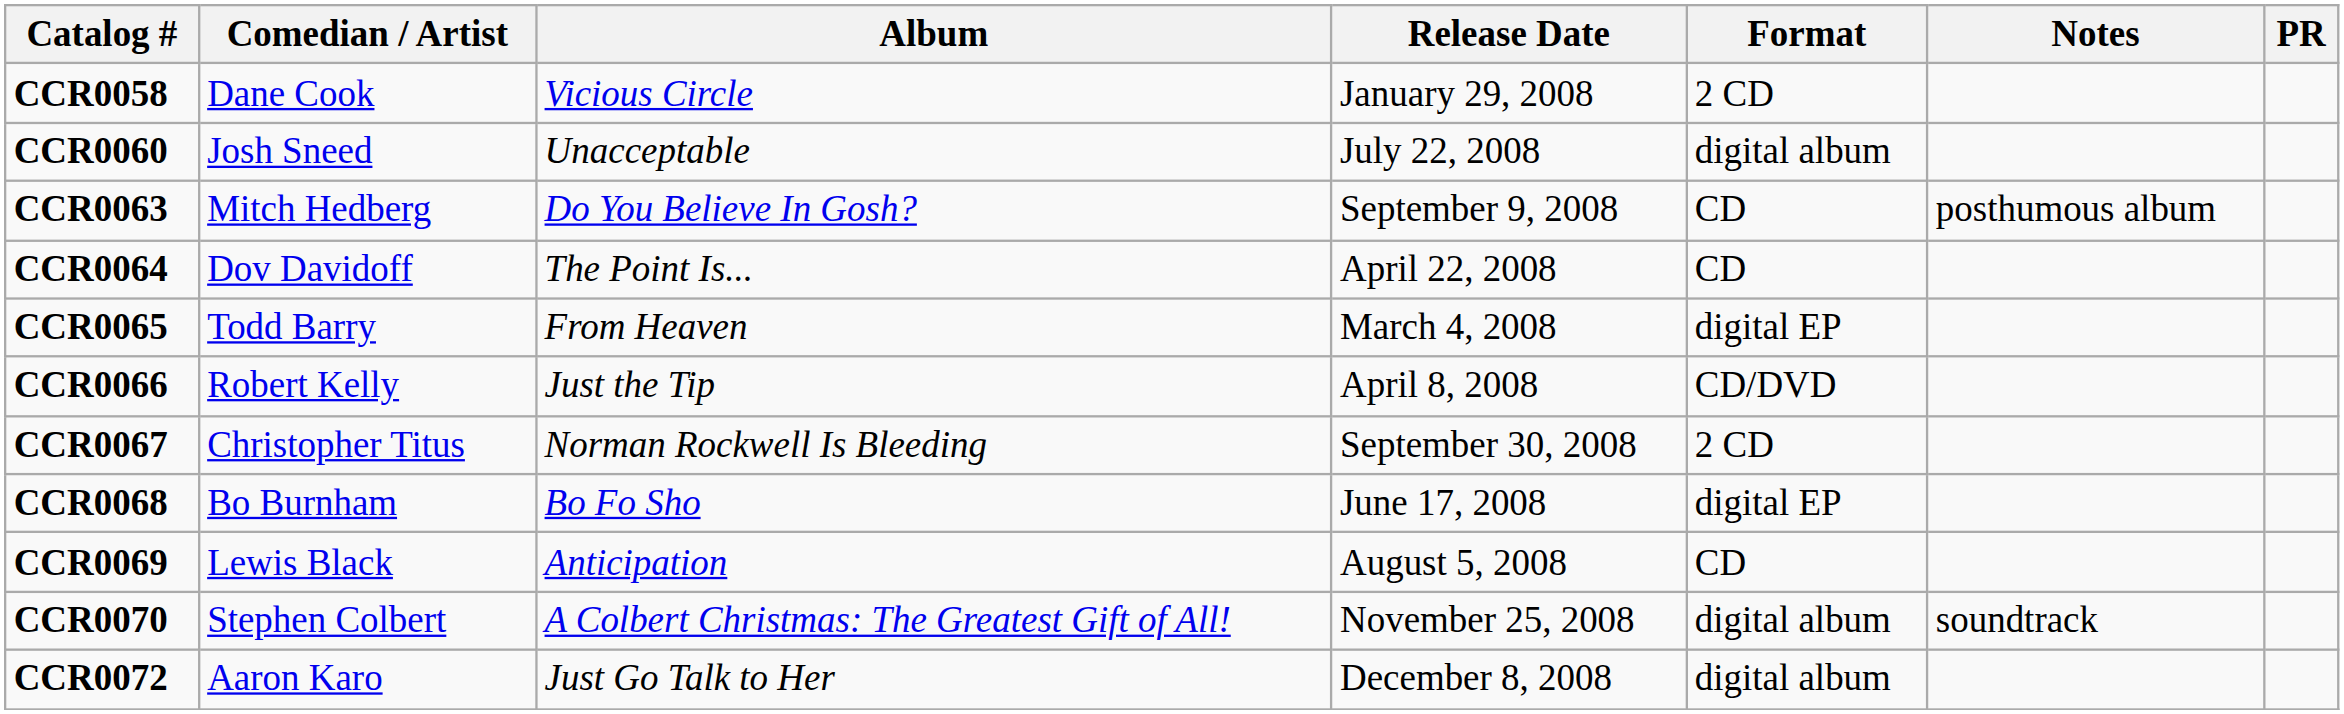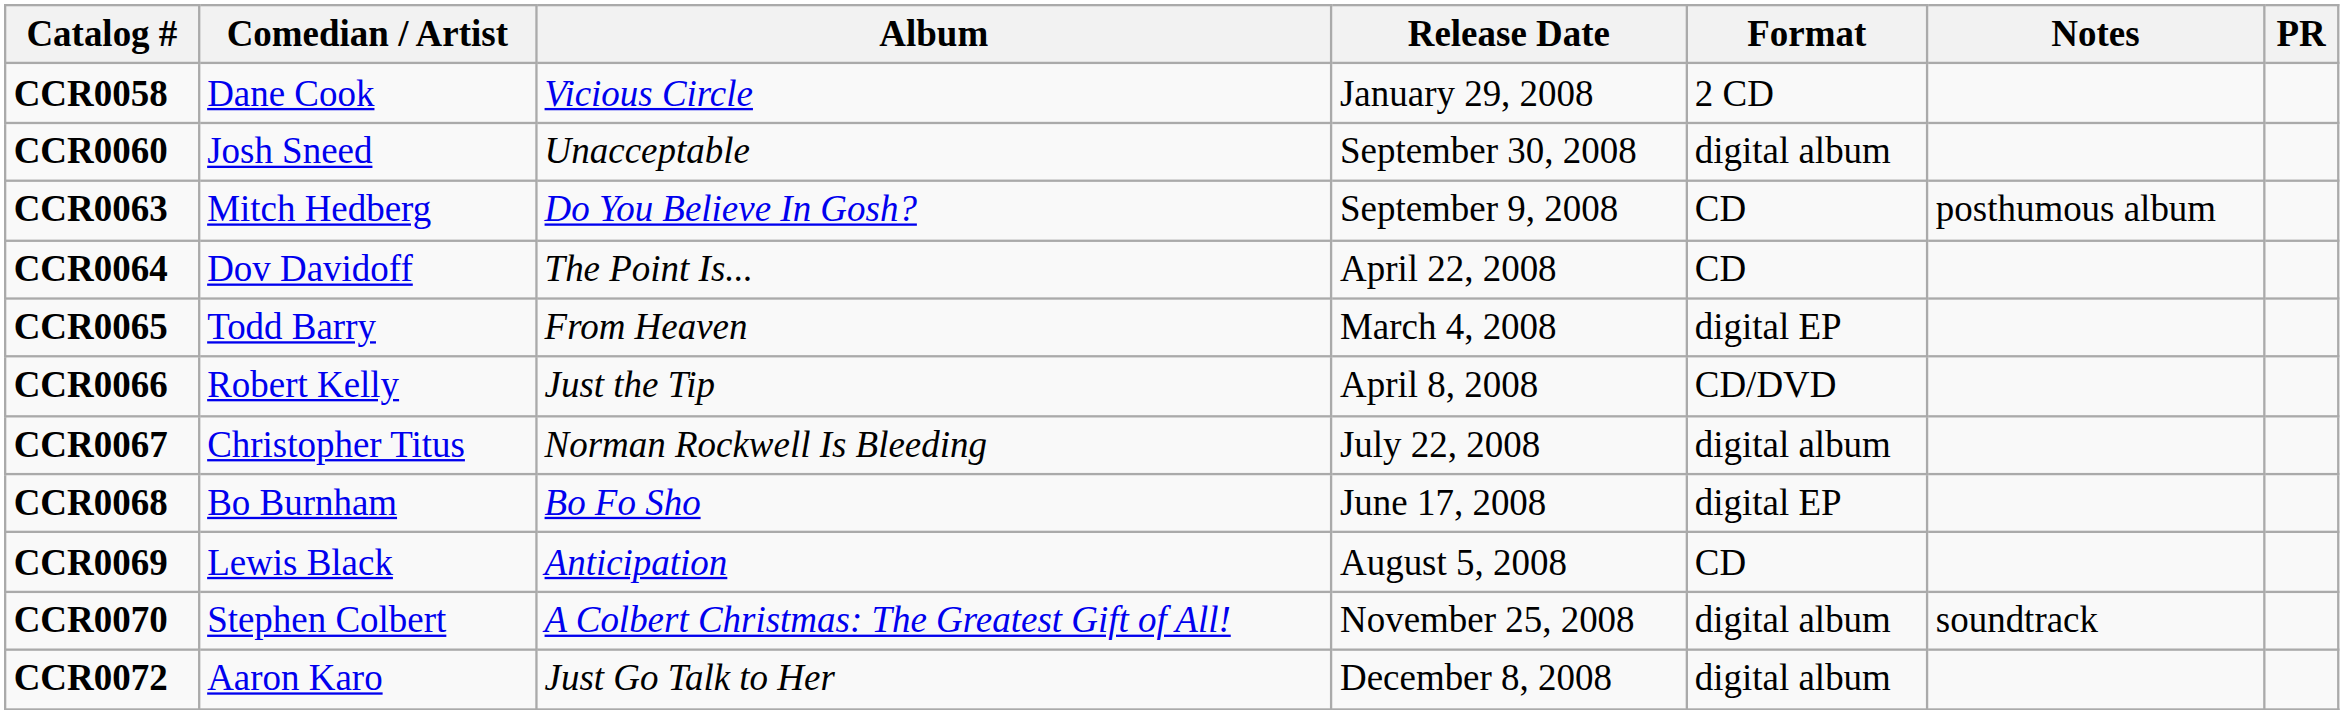(1440, 151) July 22, 2008 -> (1488, 151) September 30, 2008
(1488, 444) September 30, 2008 -> (1440, 444) July 22, 2008
(1734, 444) 2 CD -> (1793, 444) digital album
